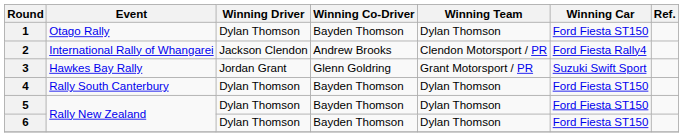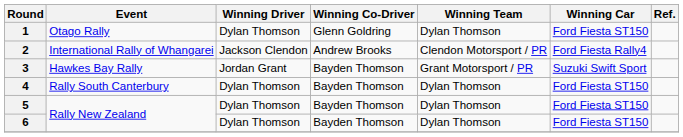(358, 31) Bayden Thomson -> (352, 31) Glenn Goldring
(352, 68) Glenn Goldring -> (358, 68) Bayden Thomson
